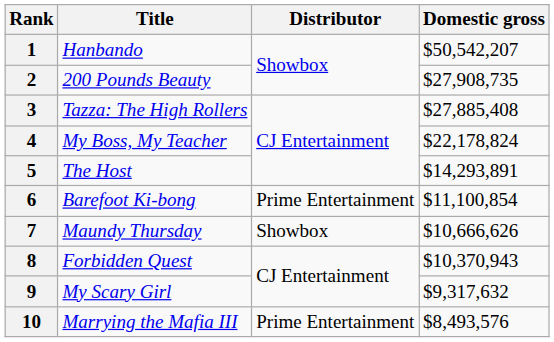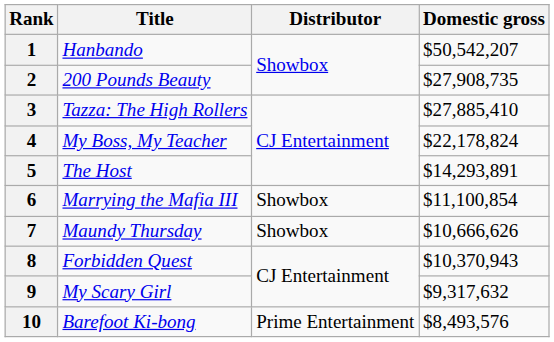(471, 110) $27,885,408 -> (471, 110) $27,885,410
(129, 200) Barefoot Ki-bong -> (150, 200) Marrying the Mafia III
(335, 200) Prime Entertainment -> (292, 200) Showbox
(150, 321) Marrying the Mafia III -> (129, 321) Barefoot Ki-bong
